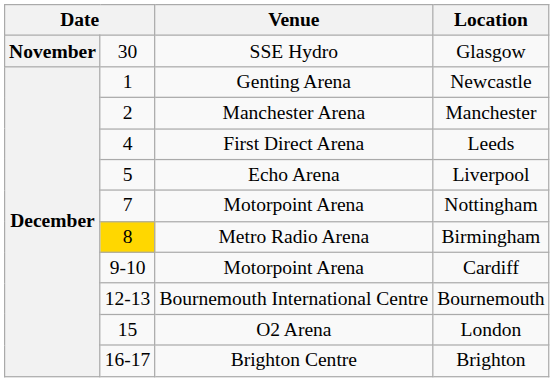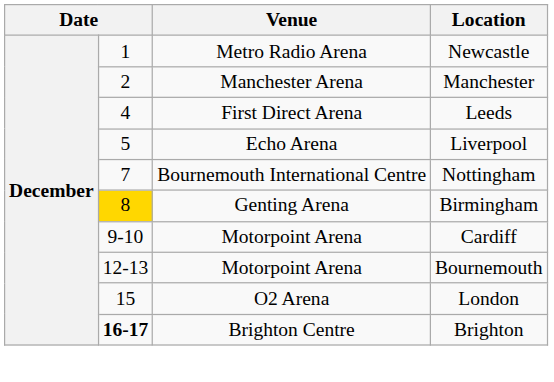- row: (491, 50)
(294, 81) Genting Arena -> (292, 50) Metro Radio Arena
(294, 205) Motorpoint Arena -> (292, 174) Bournemouth International Centre
(294, 236) Metro Radio Arena -> (292, 205) Genting Arena
(294, 298) Bournemouth International Centre -> (292, 267) Motorpoint Arena
(128, 360) normal -> (125, 329) bold
